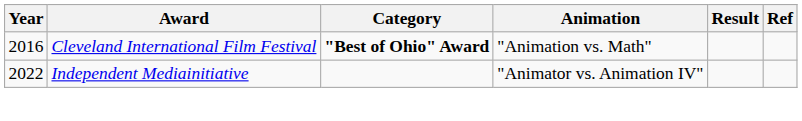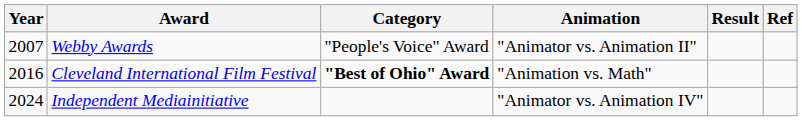+ row: (102, 45)
(26, 73) 2022 -> (26, 101) 2024
